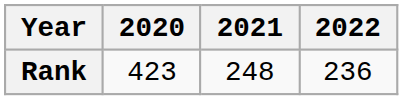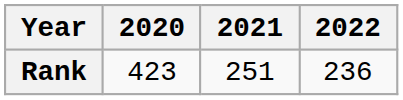(250, 72) 248 -> (250, 72) 251
